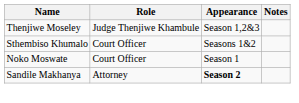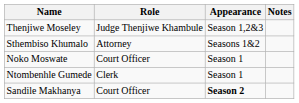(119, 43) Court Officer -> (114, 43) Attorney
+ row: (49, 75)
(110, 75) Attorney -> (123, 91) Court Officer
